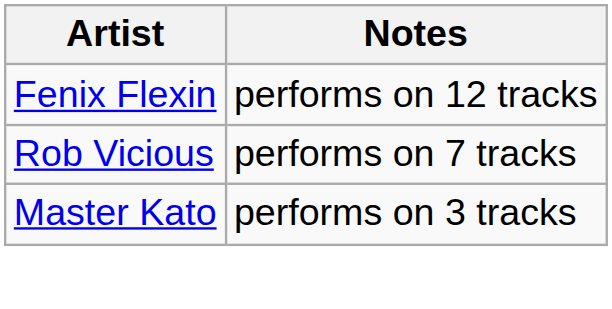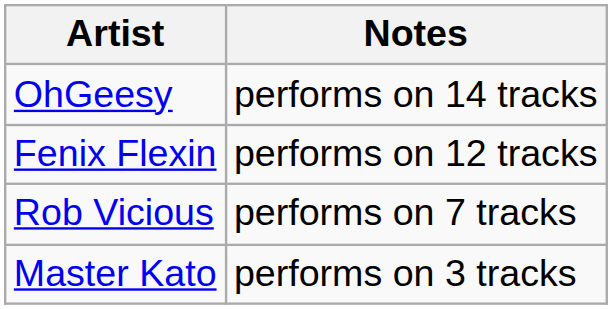+ row: (93, 93)
